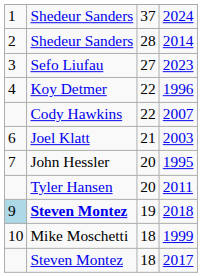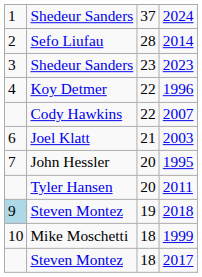(82, 41) Shedeur Sanders -> (67, 41) Sefo Liufau
(67, 65) Sefo Liufau -> (82, 65) Shedeur Sanders
(148, 65) 27 -> (148, 65) 23
(79, 211) bold -> (77, 211) normal
